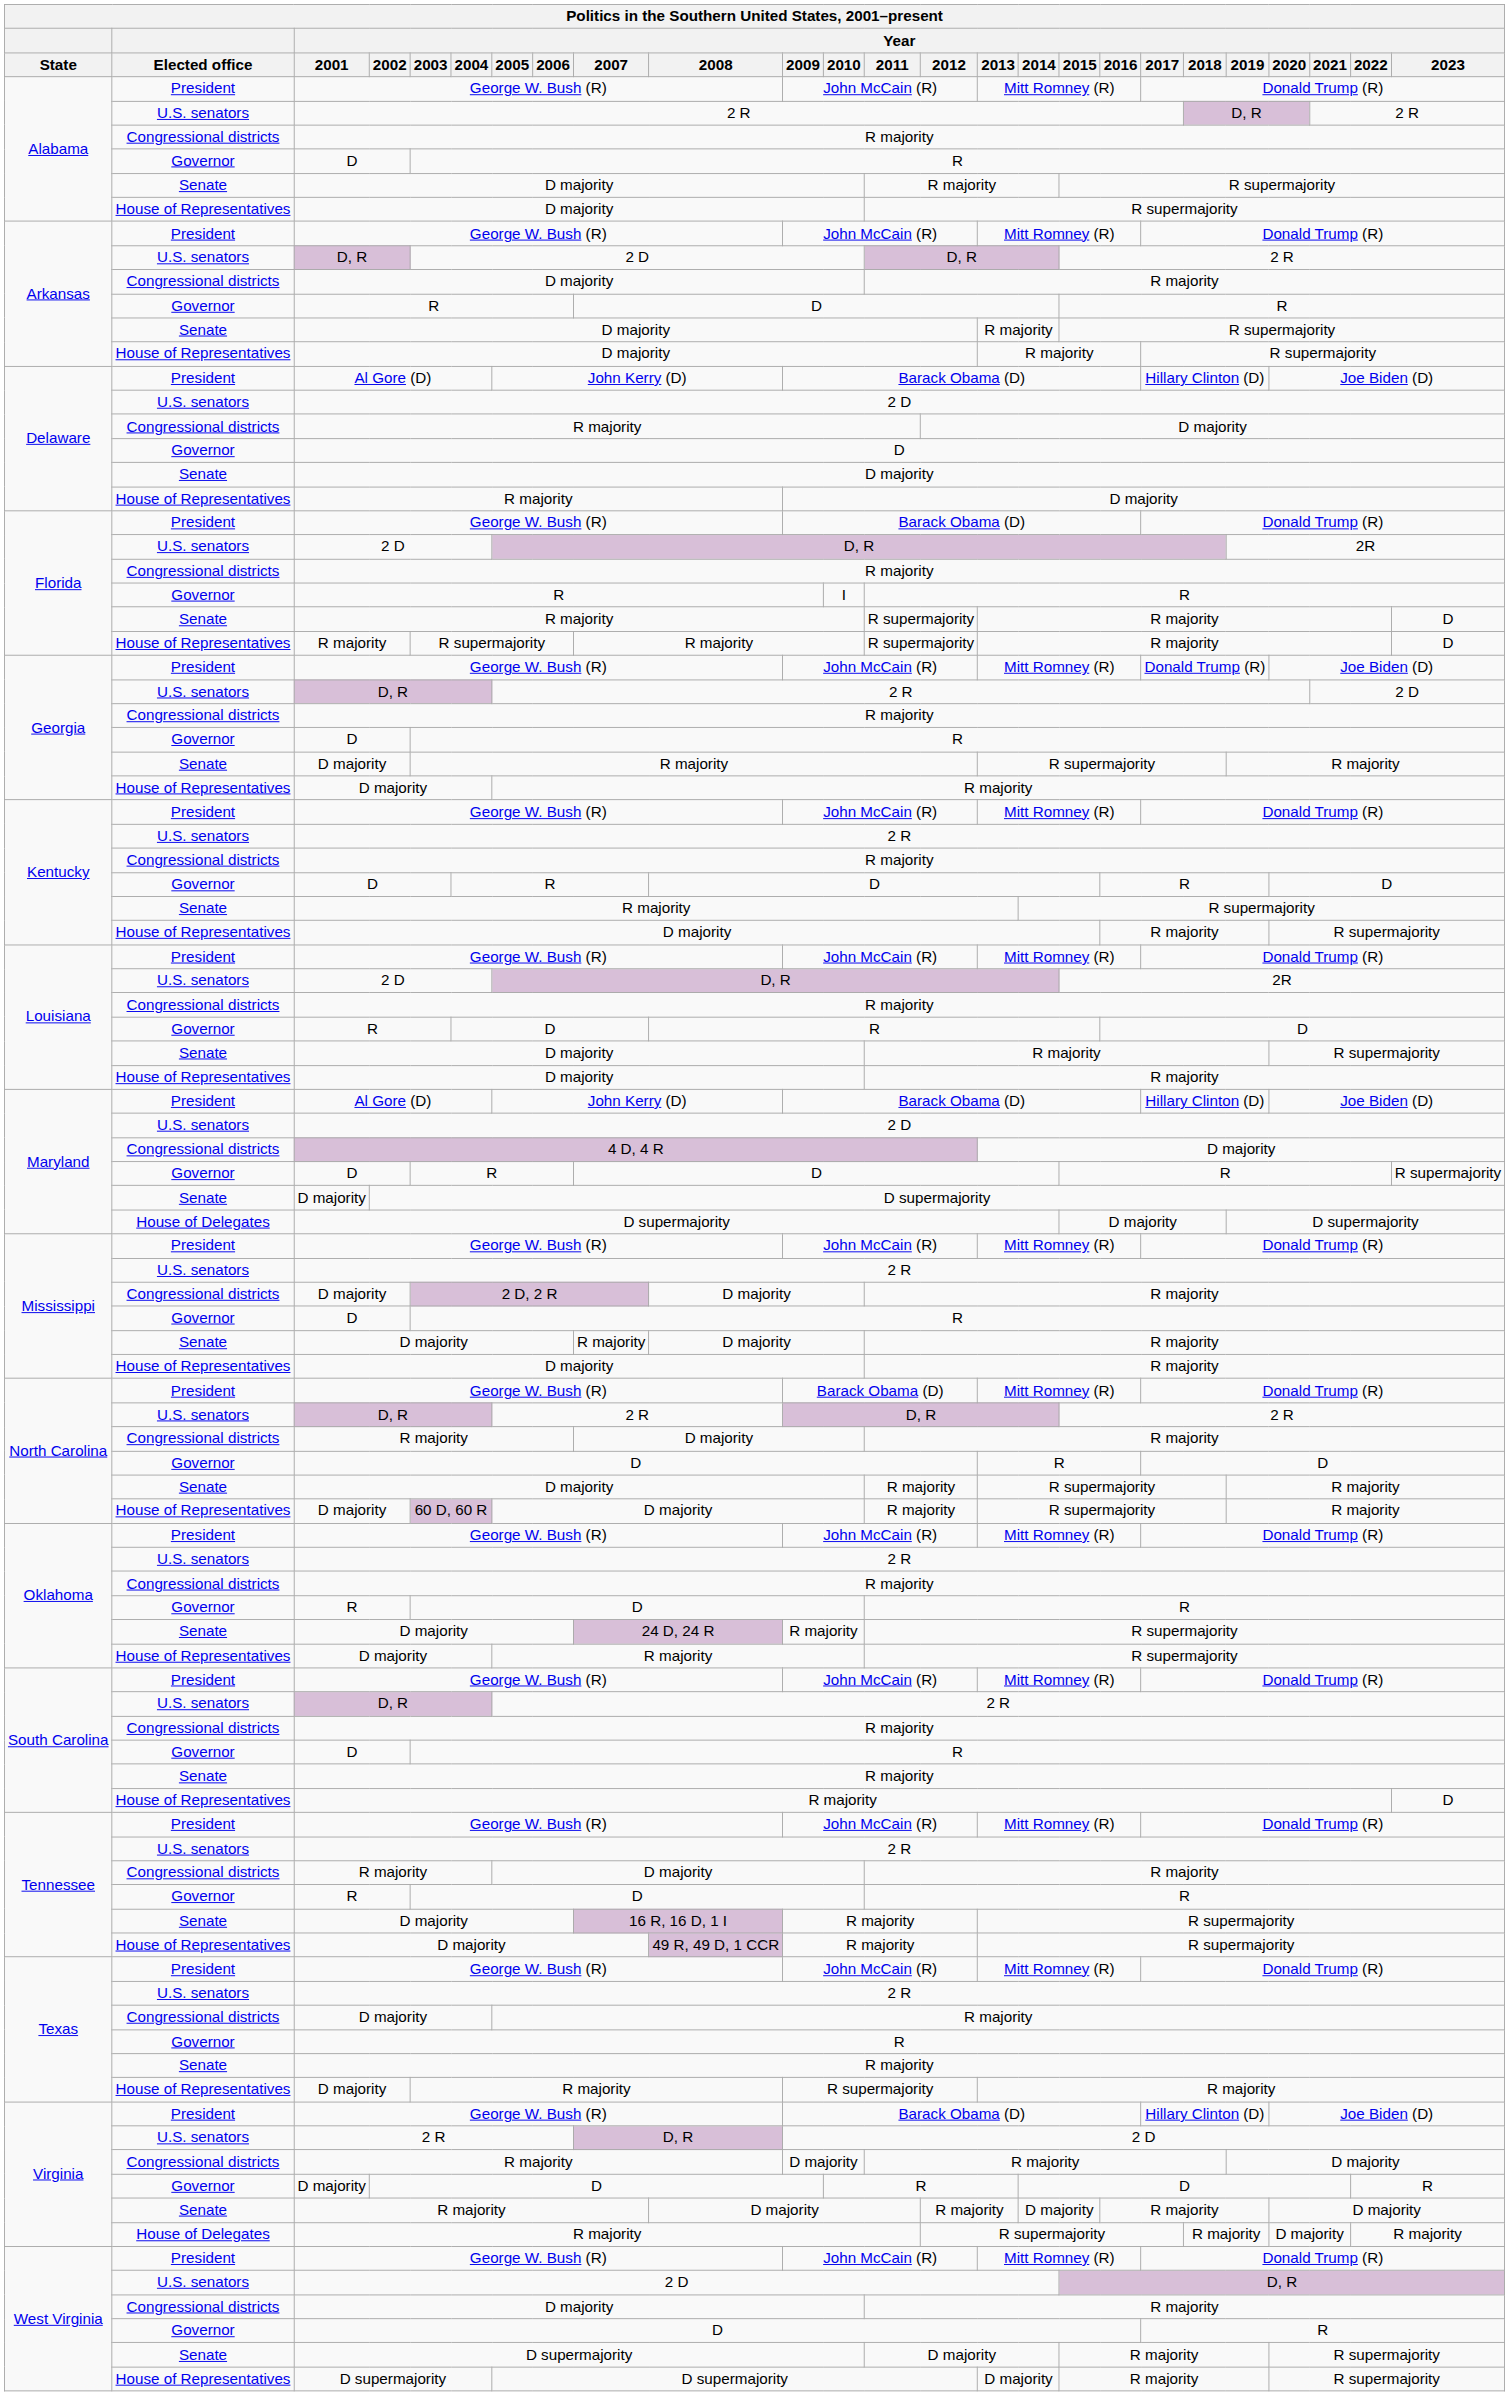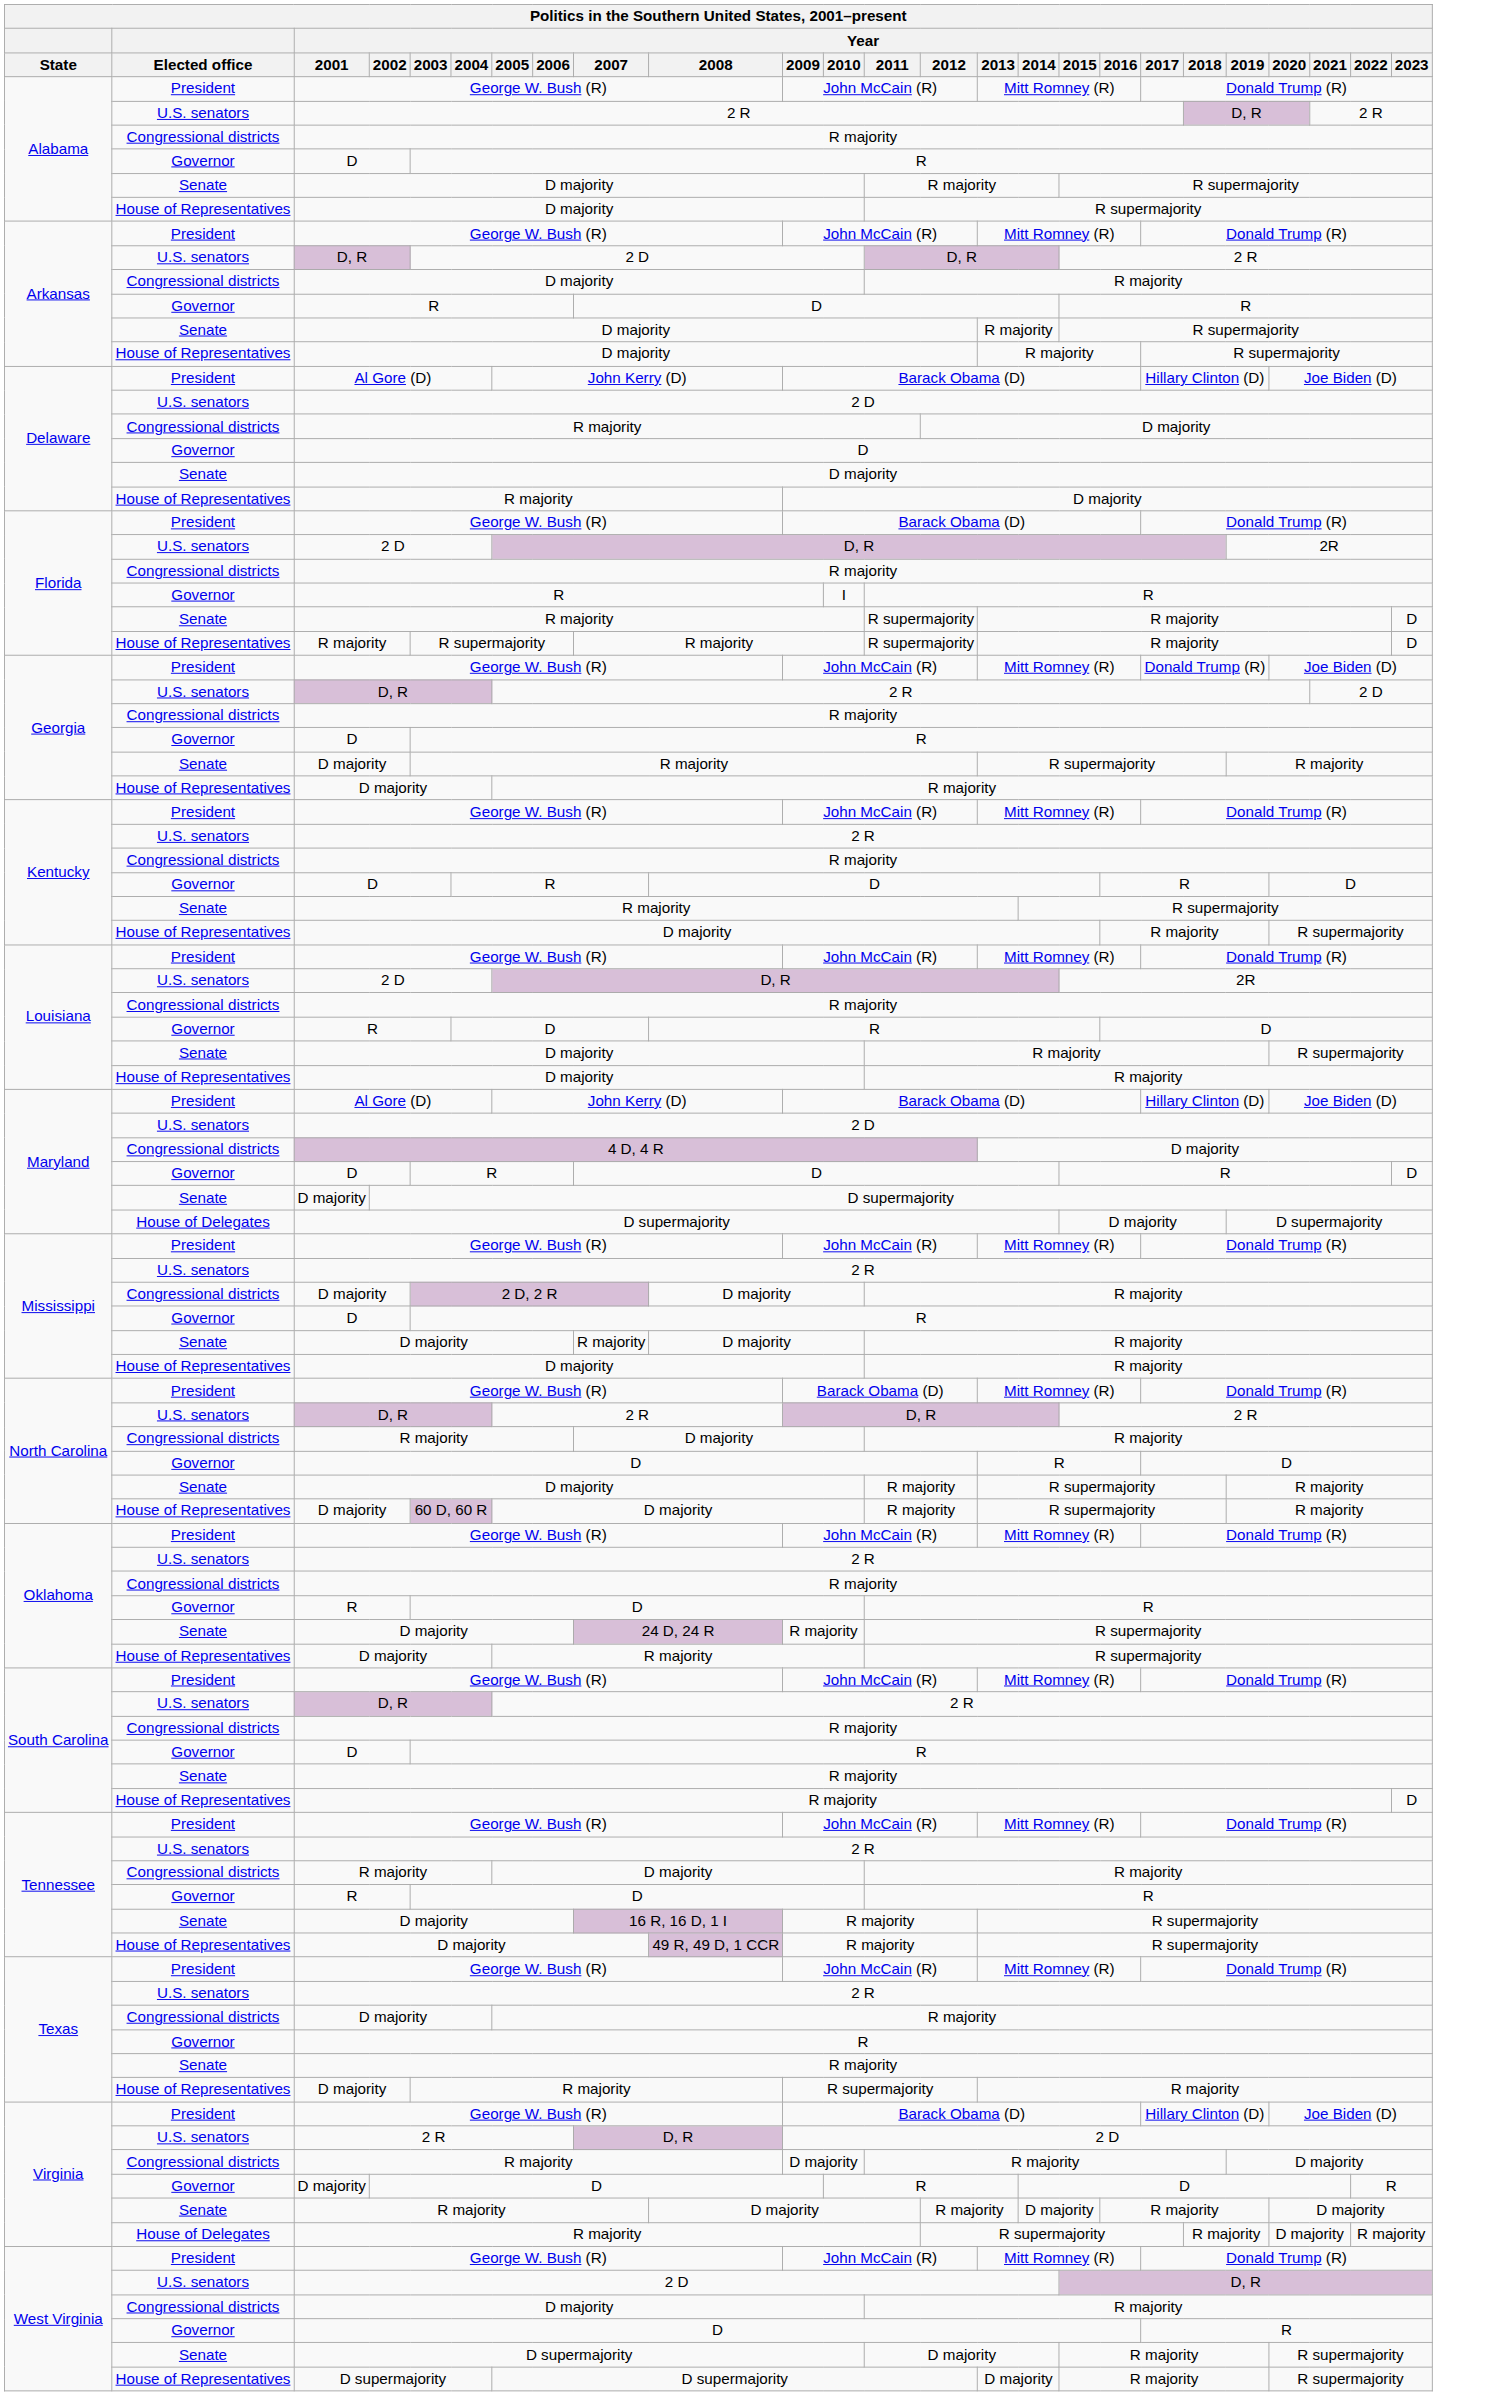(1448, 1173) R supermajority -> (1412, 1173) D
